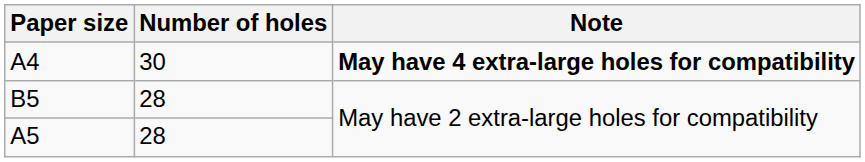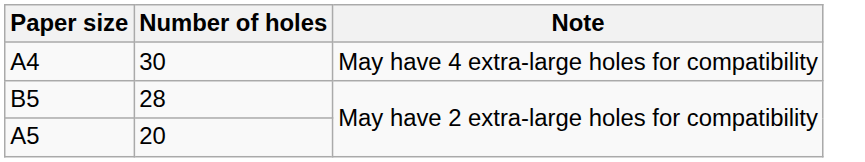(597, 61) bold -> (578, 61) normal
(152, 136) 28 -> (152, 136) 20
